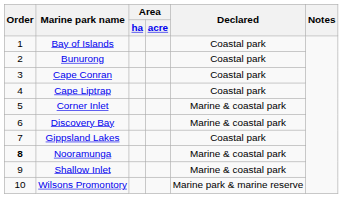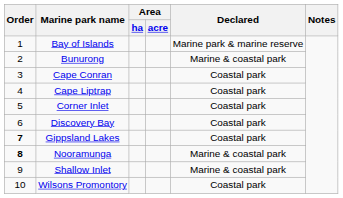(238, 43) Coastal park -> (238, 43) Marine park & marine reserve
(238, 59) Coastal park -> (238, 59) Marine & coastal park
(238, 106) Marine & coastal park -> (238, 106) Coastal park
(238, 122) Marine & coastal park -> (238, 122) Coastal park
(20, 138) normal -> (20, 138) bold
(238, 185) Marine park & marine reserve -> (238, 185) Coastal park
